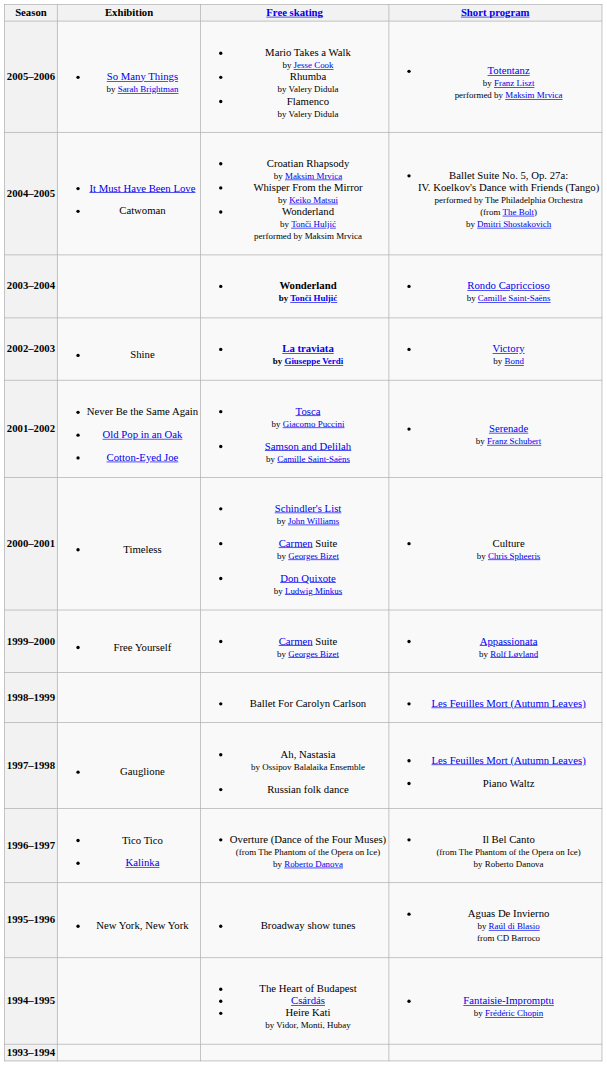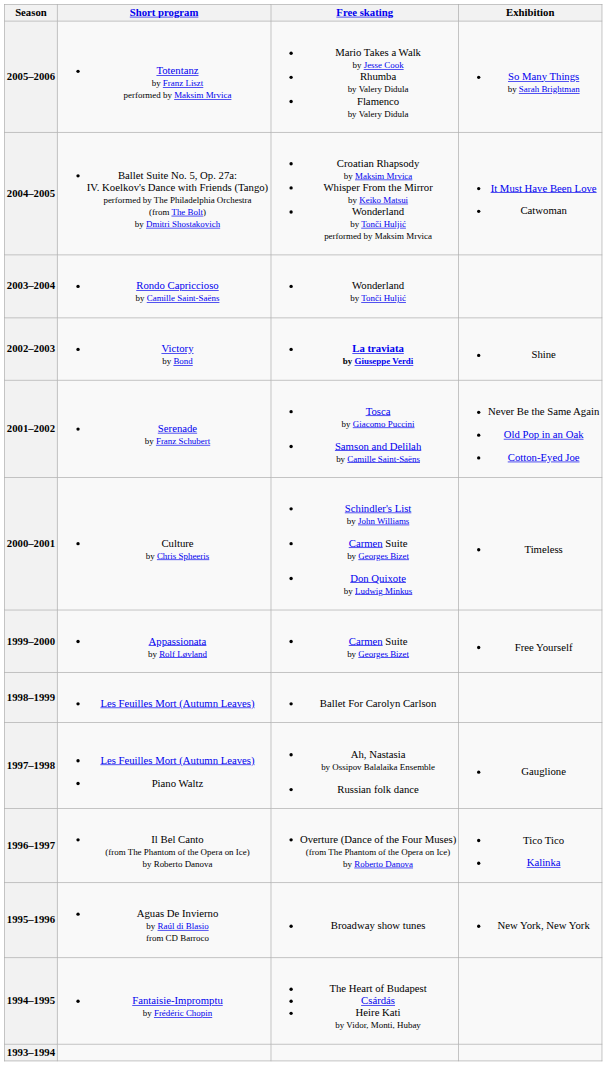columns swapped: (495, 13) <-> (129, 13)
(295, 292) bold -> (365, 292) normal
